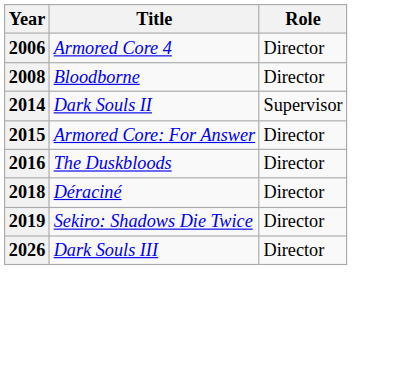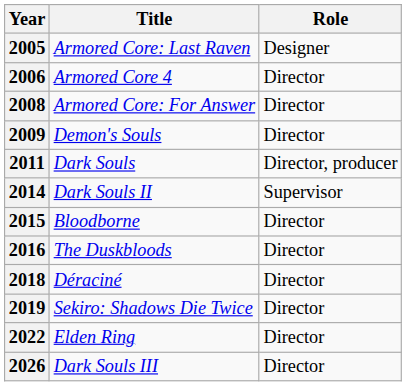+ row: (27, 47)
(97, 76) Bloodborne -> (154, 105) Armored Core: For Answer
+ row: (27, 134)
+ row: (27, 163)
(154, 134) Armored Core: For Answer -> (97, 221) Bloodborne
+ row: (27, 337)
